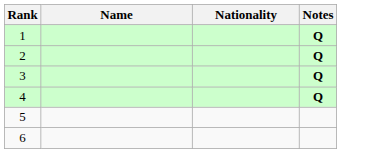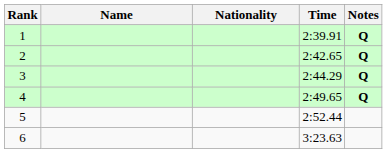+ column: (322, 14)
